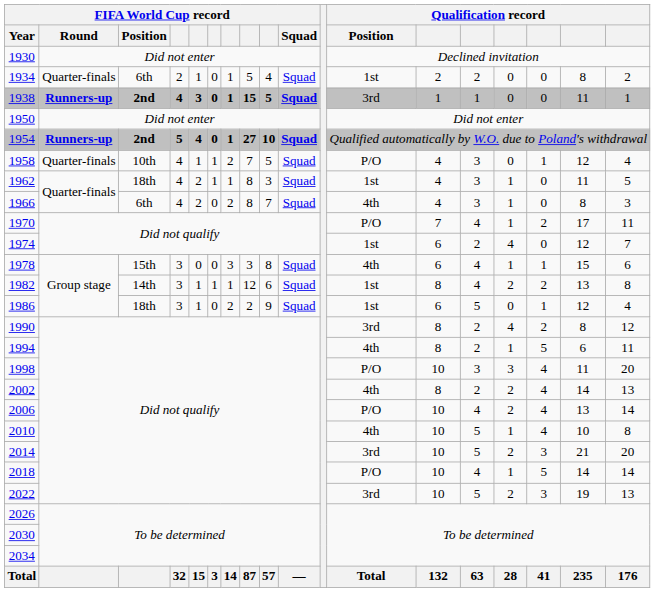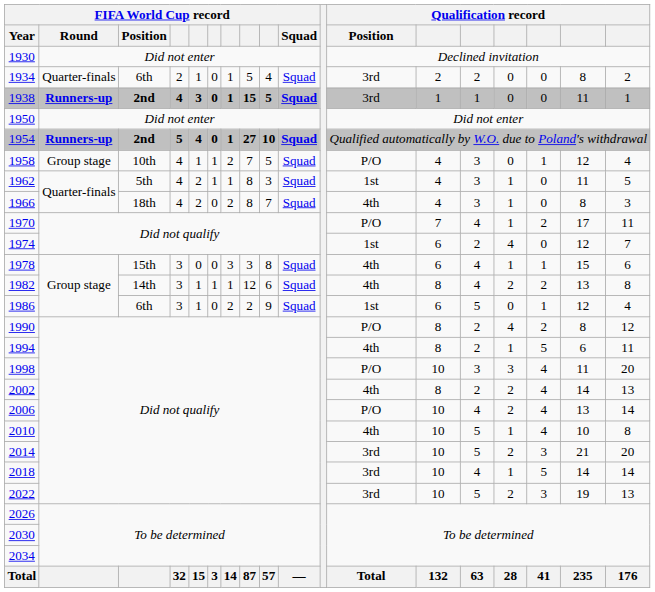(371, 77) 1st -> (371, 77) 3rd
(79, 160) Quarter-finals -> (79, 160) Group stage
(144, 181) 18th -> (144, 181) 5th
(144, 202) 6th -> (144, 202) 18th
(371, 285) 1st -> (371, 285) 4th
(144, 306) 18th -> (144, 306) 6th
(371, 327) 3rd -> (371, 327) P/O
(371, 472) P/O -> (371, 472) 3rd
